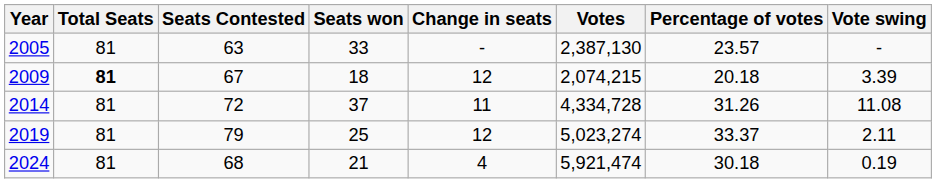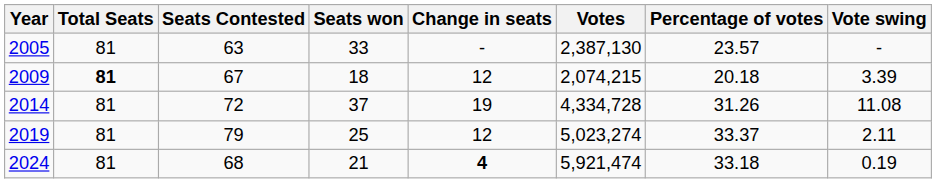(482, 105) 11 -> (482, 105) 19
(482, 163) normal -> (482, 163) bold
(737, 163) 30.18 -> (737, 163) 33.18
